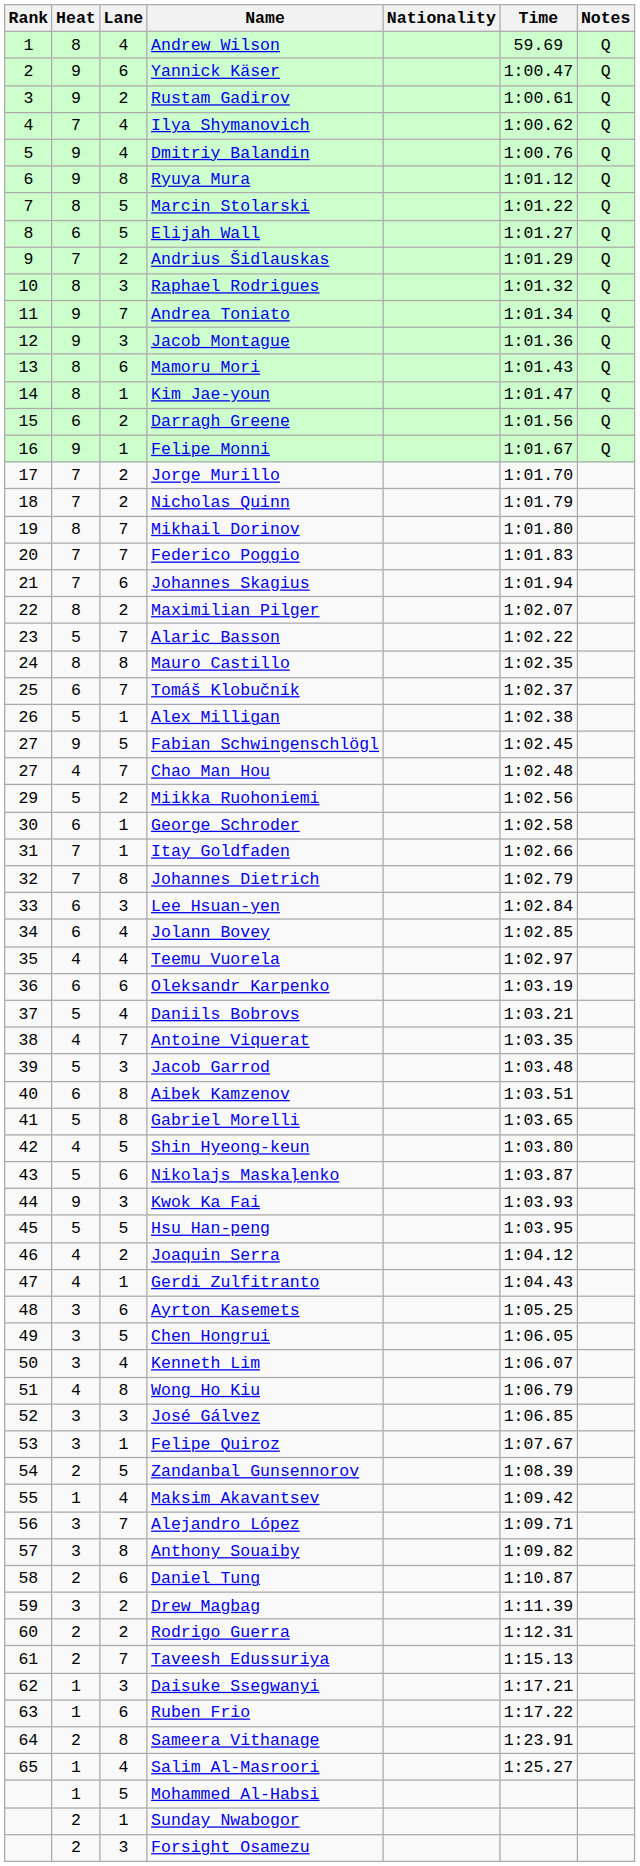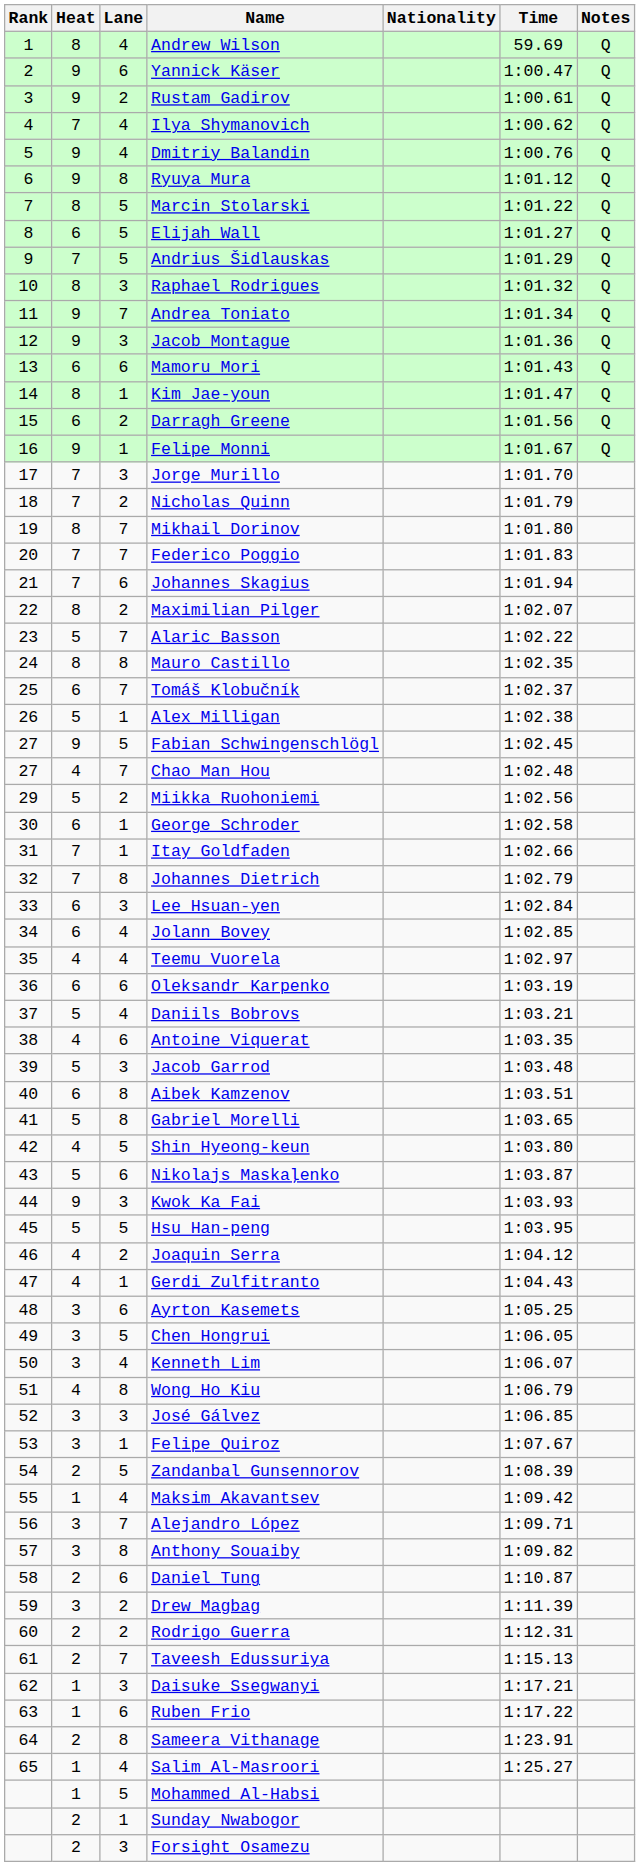(123, 260) 2 -> (123, 260) 5
(76, 368) 8 -> (76, 368) 6
(123, 476) 2 -> (123, 476) 3
(123, 1041) 7 -> (123, 1041) 6
